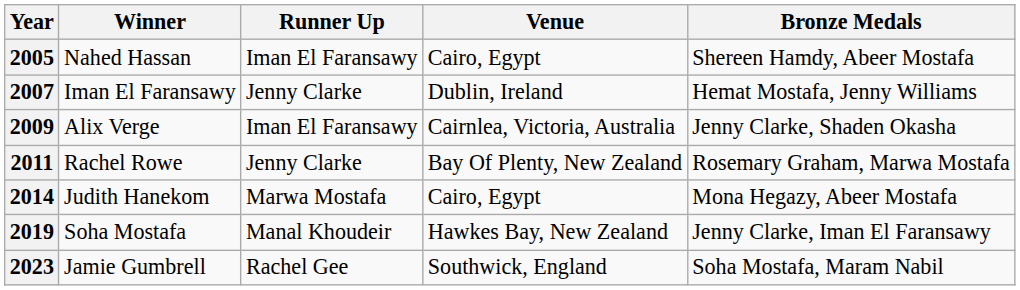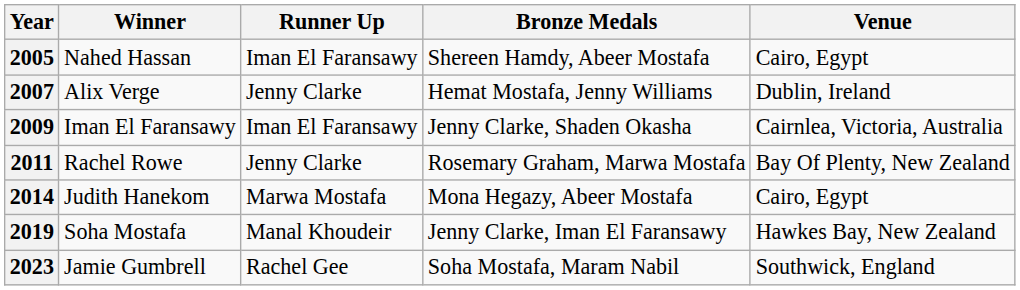columns swapped: (851, 22) <-> (555, 22)
(150, 92) Iman El Faransawy -> (112, 92) Alix Verge
(112, 127) Alix Verge -> (150, 127) Iman El Faransawy
